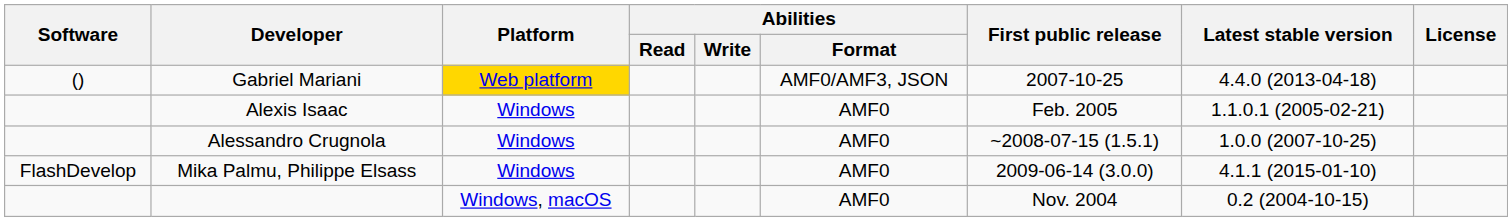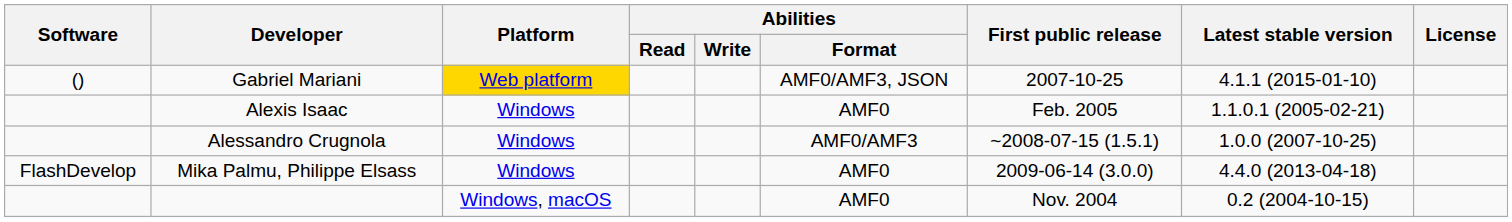(1298, 79) 4.4.0 (2013-04-18) -> (1298, 79) 4.1.1 (2015-01-10)
(864, 140) AMF0 -> (864, 140) AMF0/AMF3
(1298, 170) 4.1.1 (2015-01-10) -> (1298, 170) 4.4.0 (2013-04-18)
